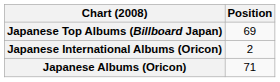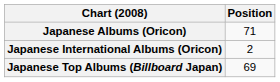rows swapped: (115, 67) <-> (115, 31)
